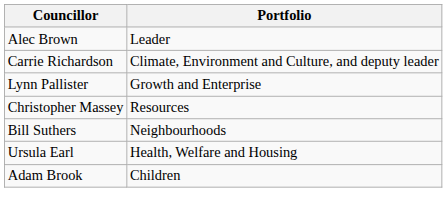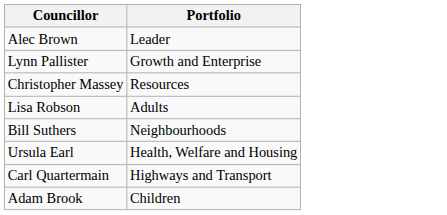- row: (60, 61)
+ row: (44, 107)
+ row: (58, 175)
